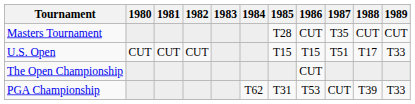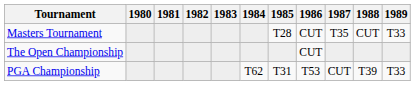(396, 33) CUT -> (396, 33) T33
- row: (31, 52)
